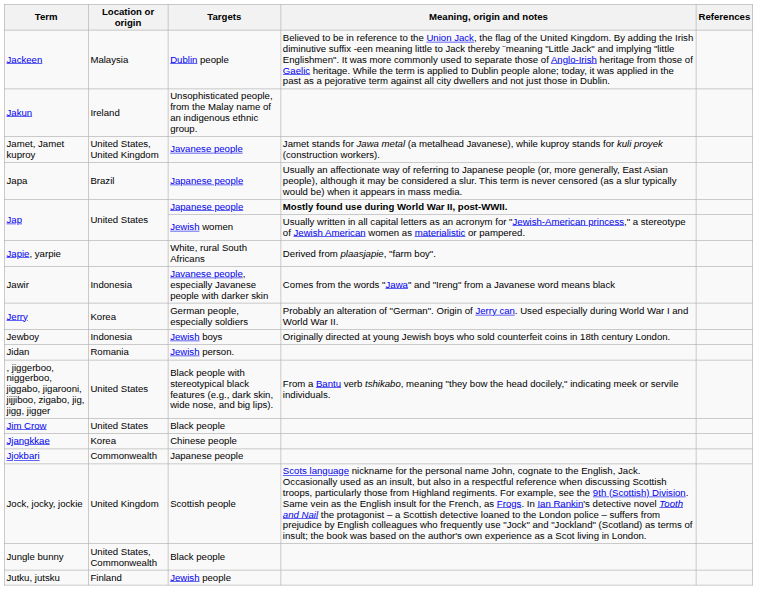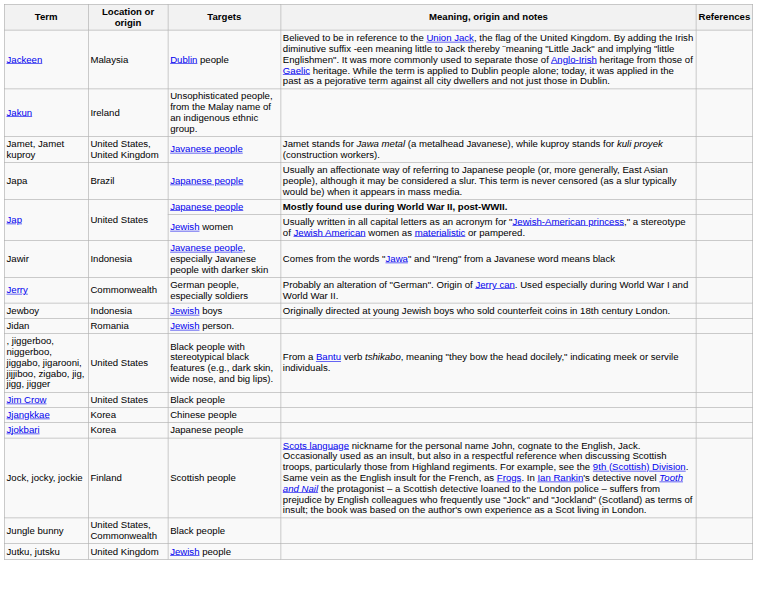- row: (34, 253)
(103, 316) Korea -> (124, 290) Commonwealth
(124, 456) Commonwealth -> (103, 430) Korea
(125, 504) United Kingdom -> (106, 478) Finland
(106, 577) Finland -> (125, 551) United Kingdom
